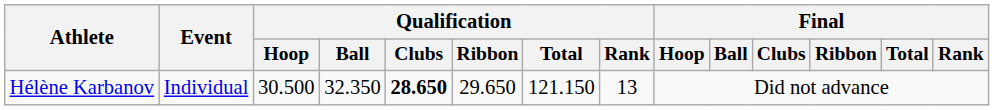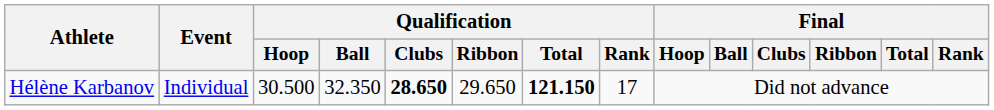(561, 87) normal -> (561, 87) bold
(627, 87) 13 -> (627, 87) 17
